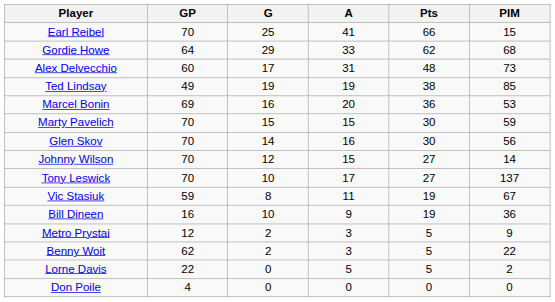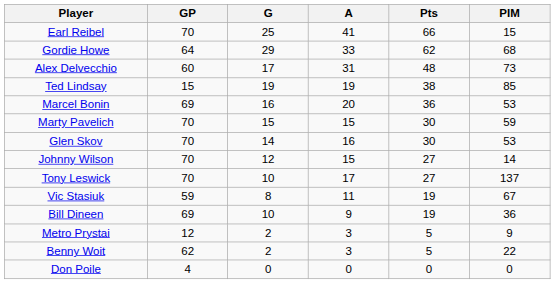(188, 86) 49 -> (188, 86) 15
(510, 141) 56 -> (510, 141) 53
(188, 214) 16 -> (188, 214) 69
- row: (76, 269)
